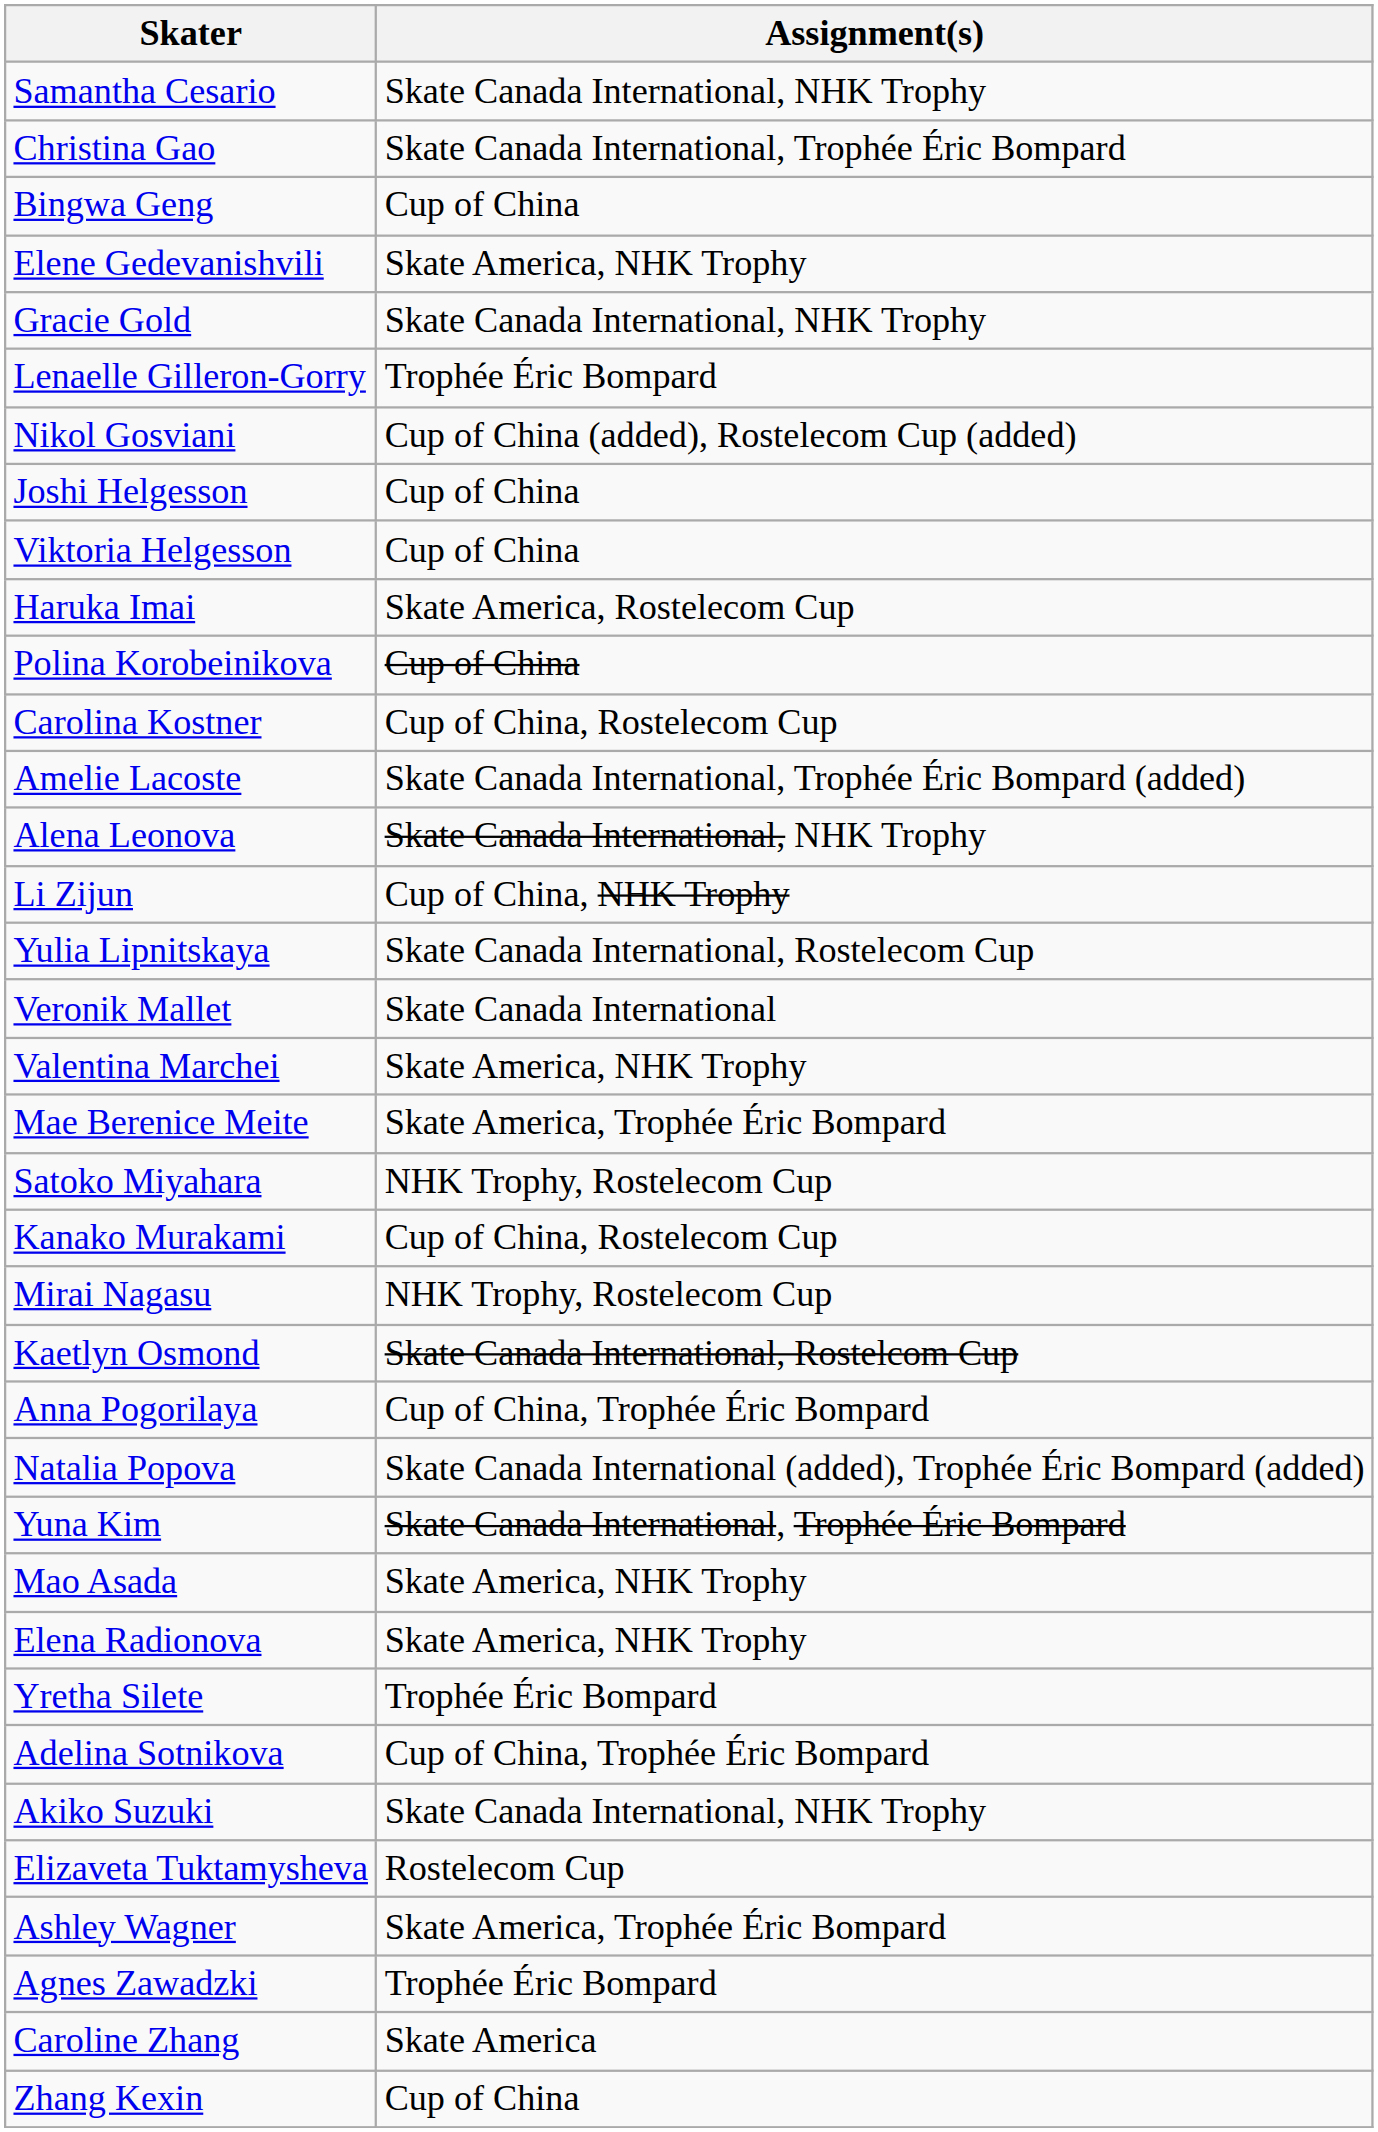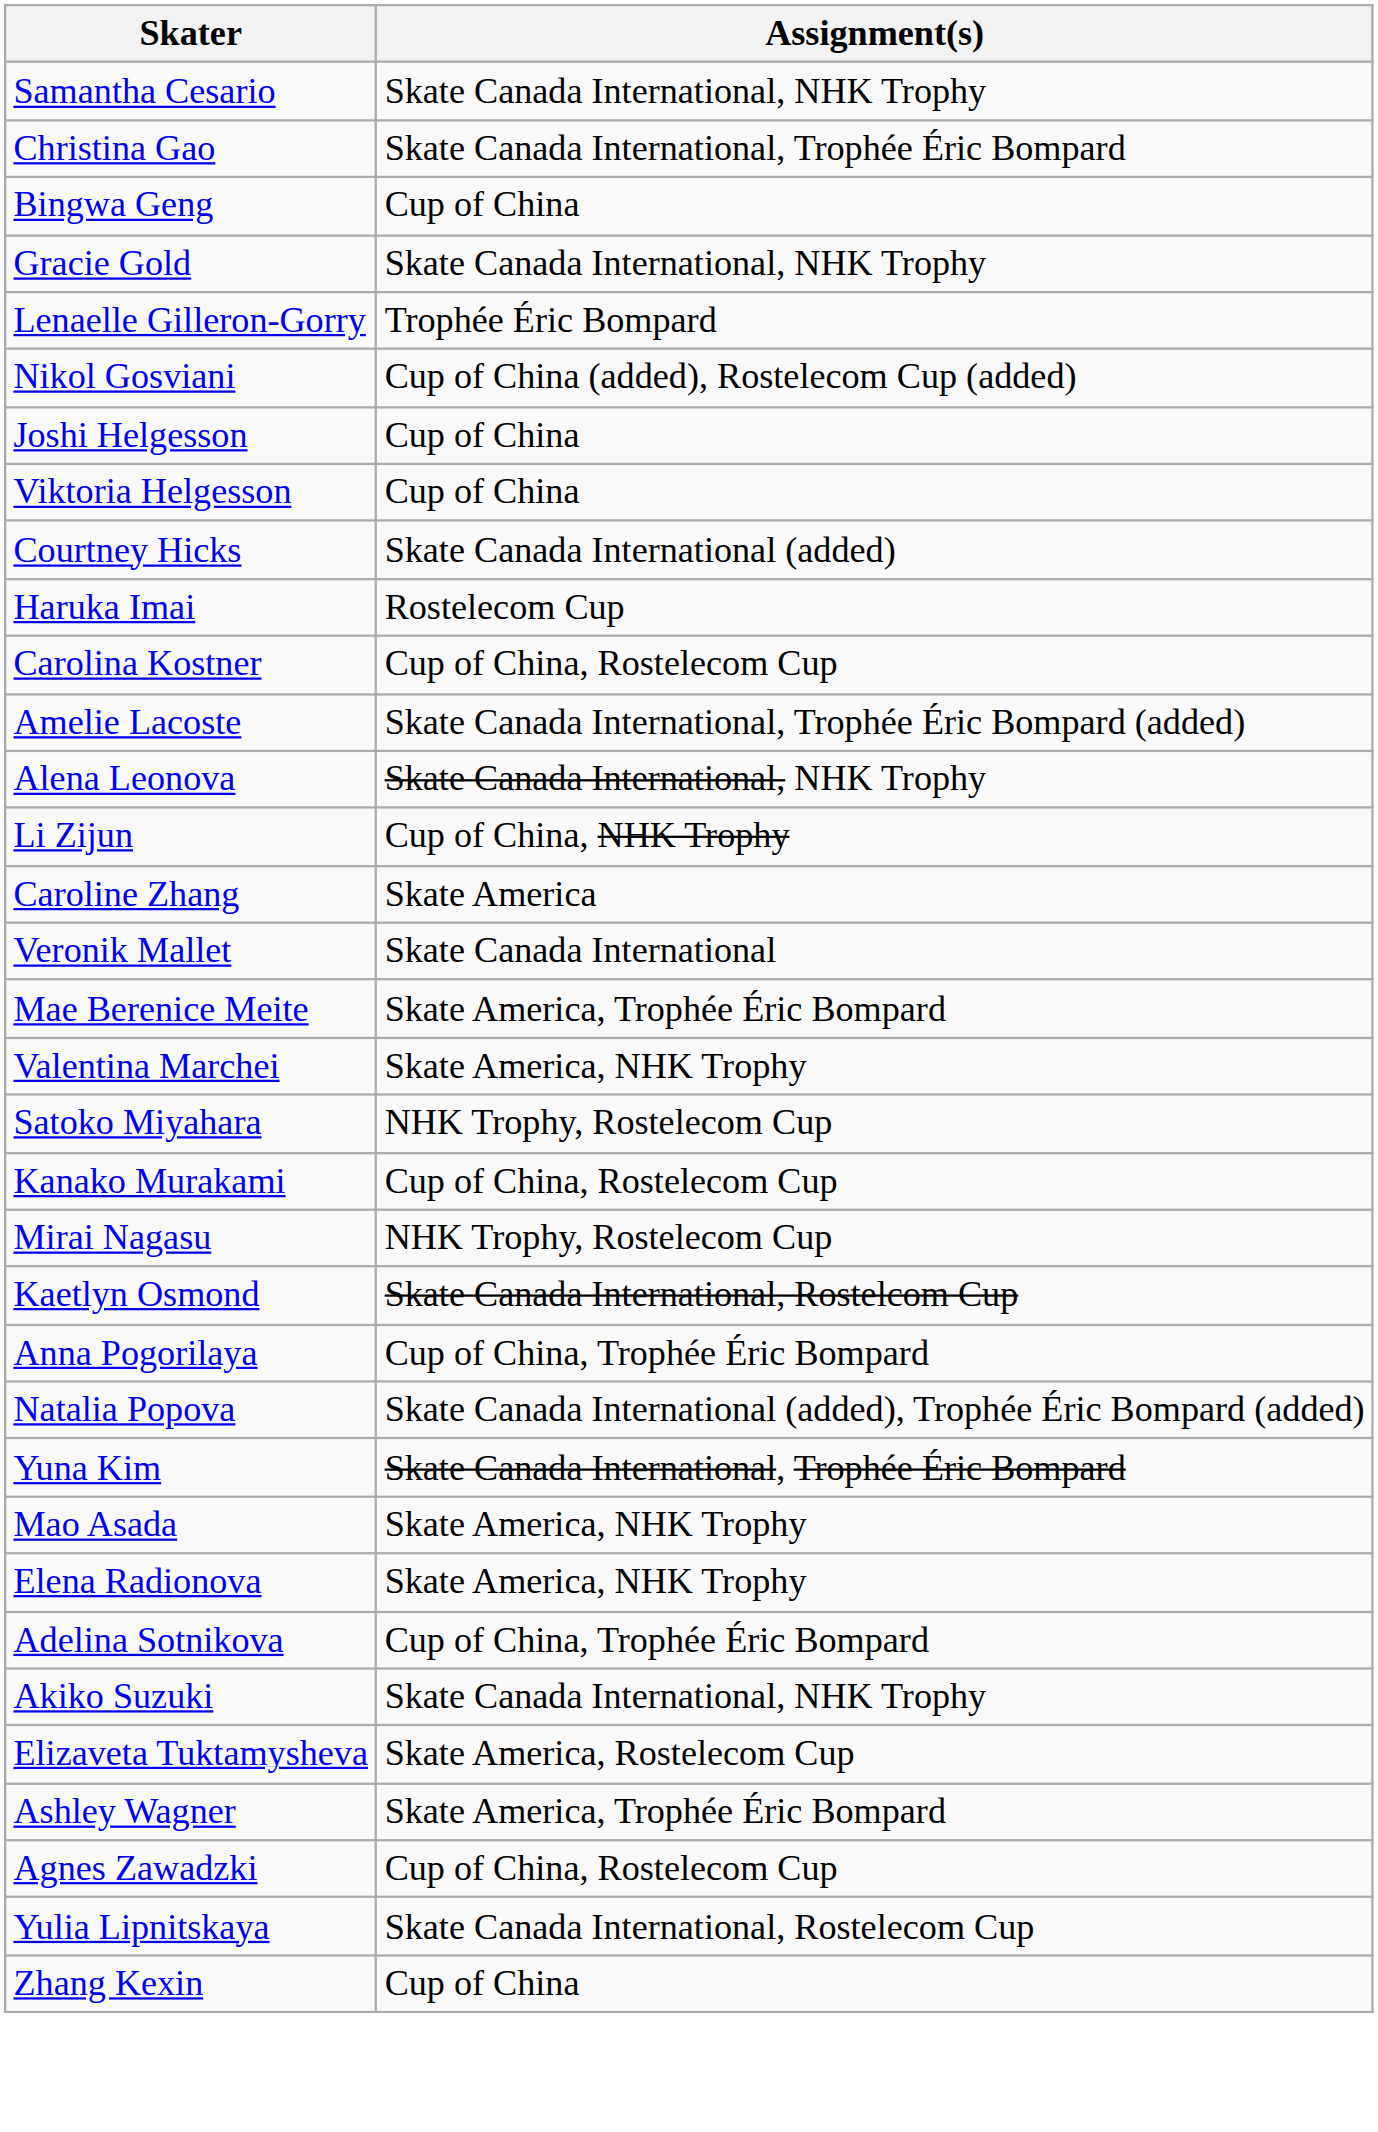- row: (169, 262)
+ row: (127, 549)
(620, 606) Skate America, Rostelecom Cup -> (505, 606) Rostelecom Cup
- row: (173, 663)
rows swapped: (142, 950) <-> (126, 2040)
rows swapped: (147, 1065) <-> (161, 1122)
- row: (108, 1696)
(505, 1868) Rostelecom Cup -> (620, 1753) Skate America, Rostelecom Cup
(551, 1982) Trophée Éric Bompard -> (611, 1868) Cup of China, Rostelecom Cup
